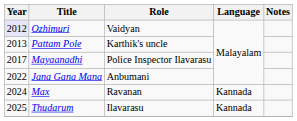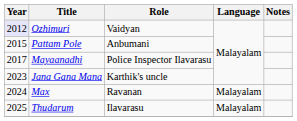(17, 44) 2013 -> (17, 44) 2015
(137, 44) Karthik's uncle -> (128, 44) Anbumani
(17, 76) 2022 -> (17, 76) 2023
(128, 76) Anbumani -> (137, 76) Karthik's uncle
(234, 92) Kannada -> (239, 92) Malayalam
(234, 108) Kannada -> (239, 108) Malayalam
